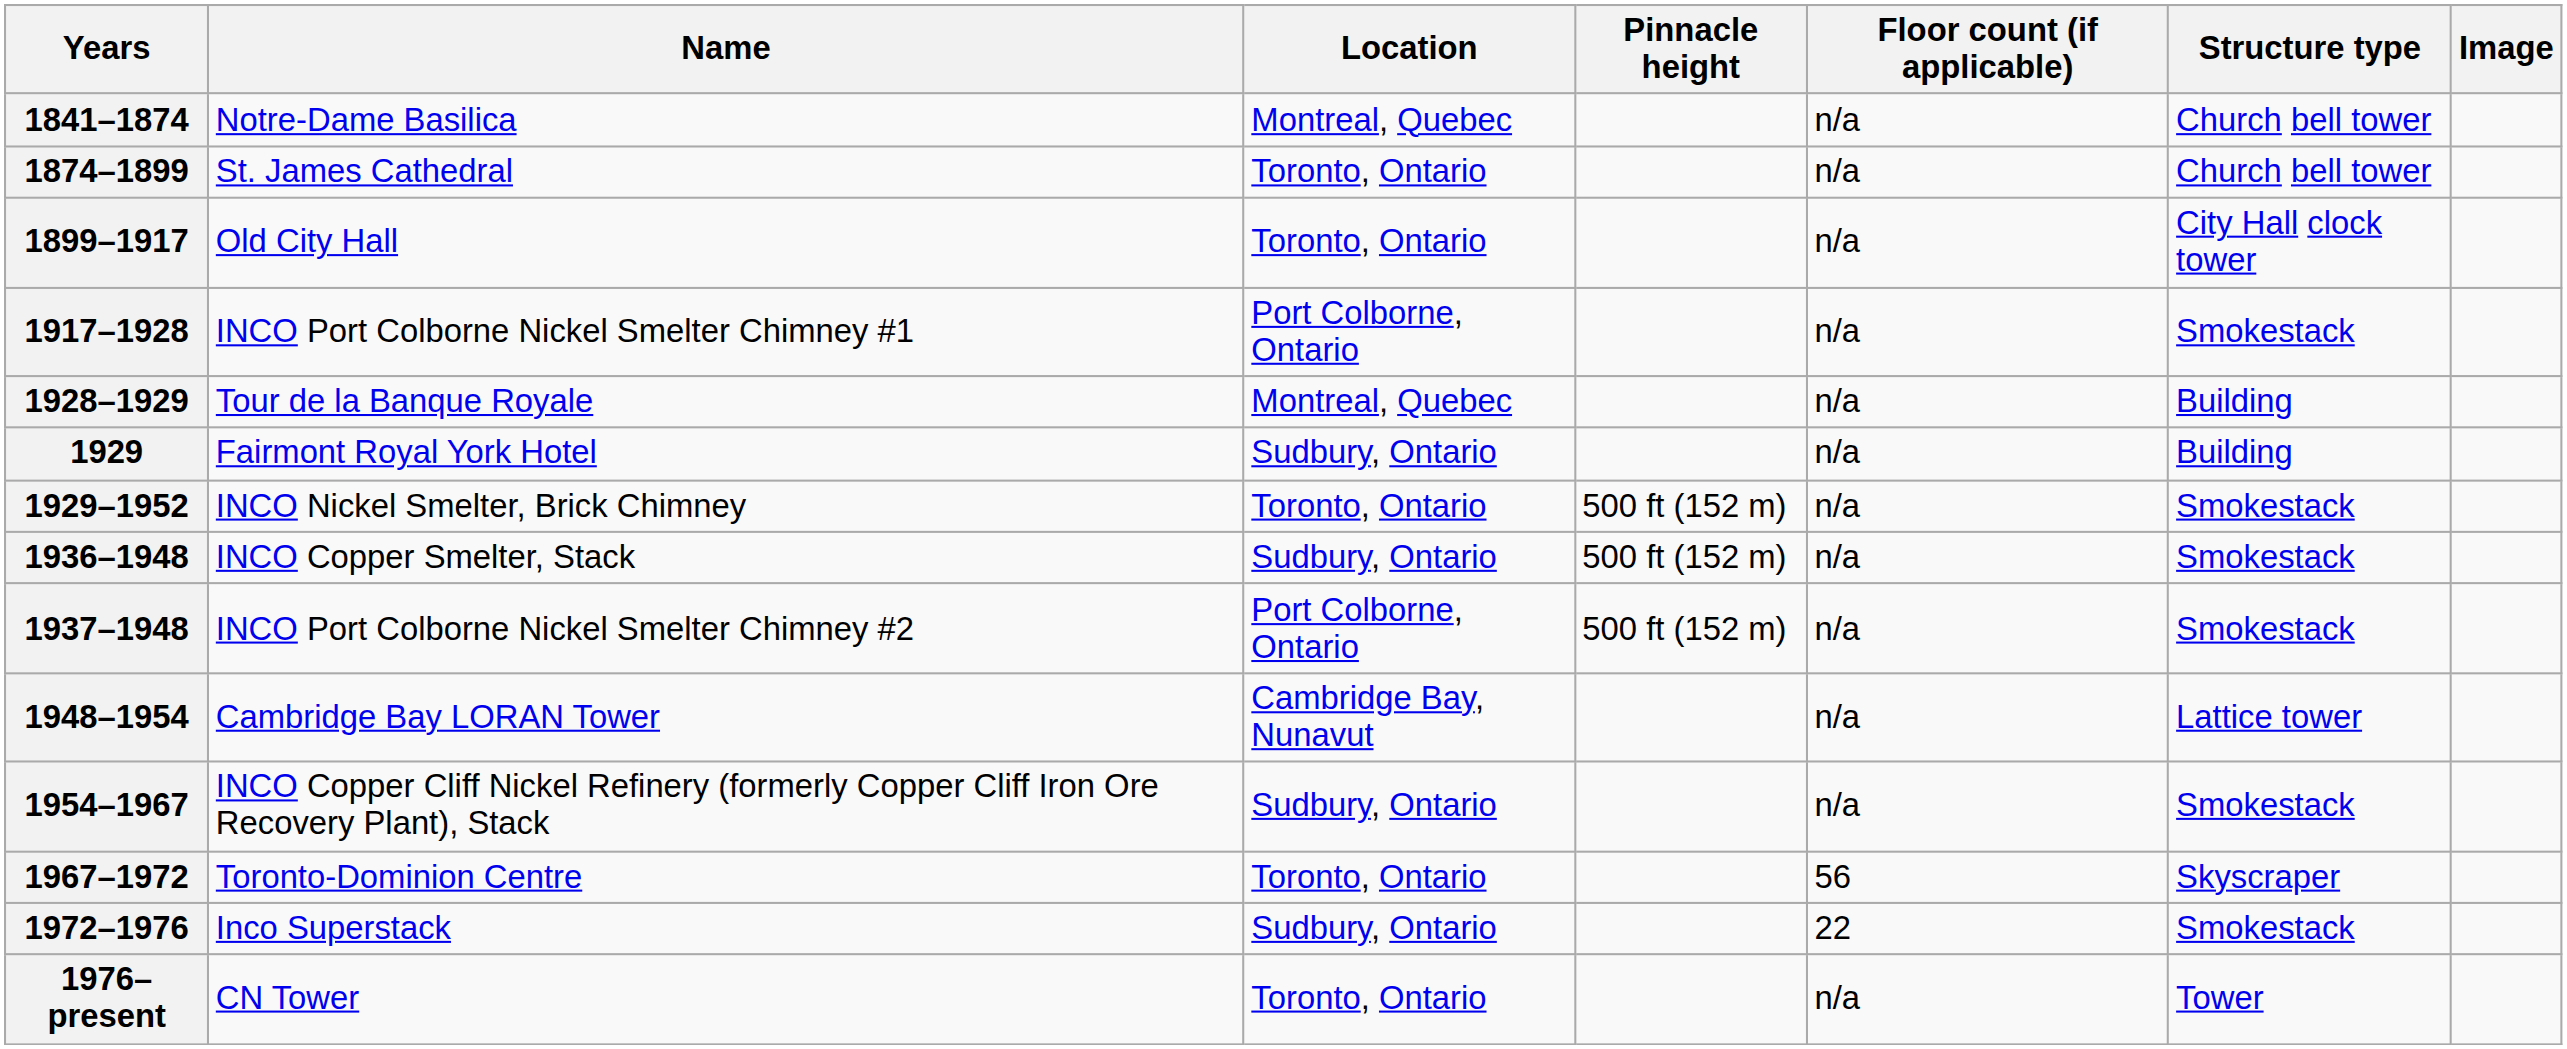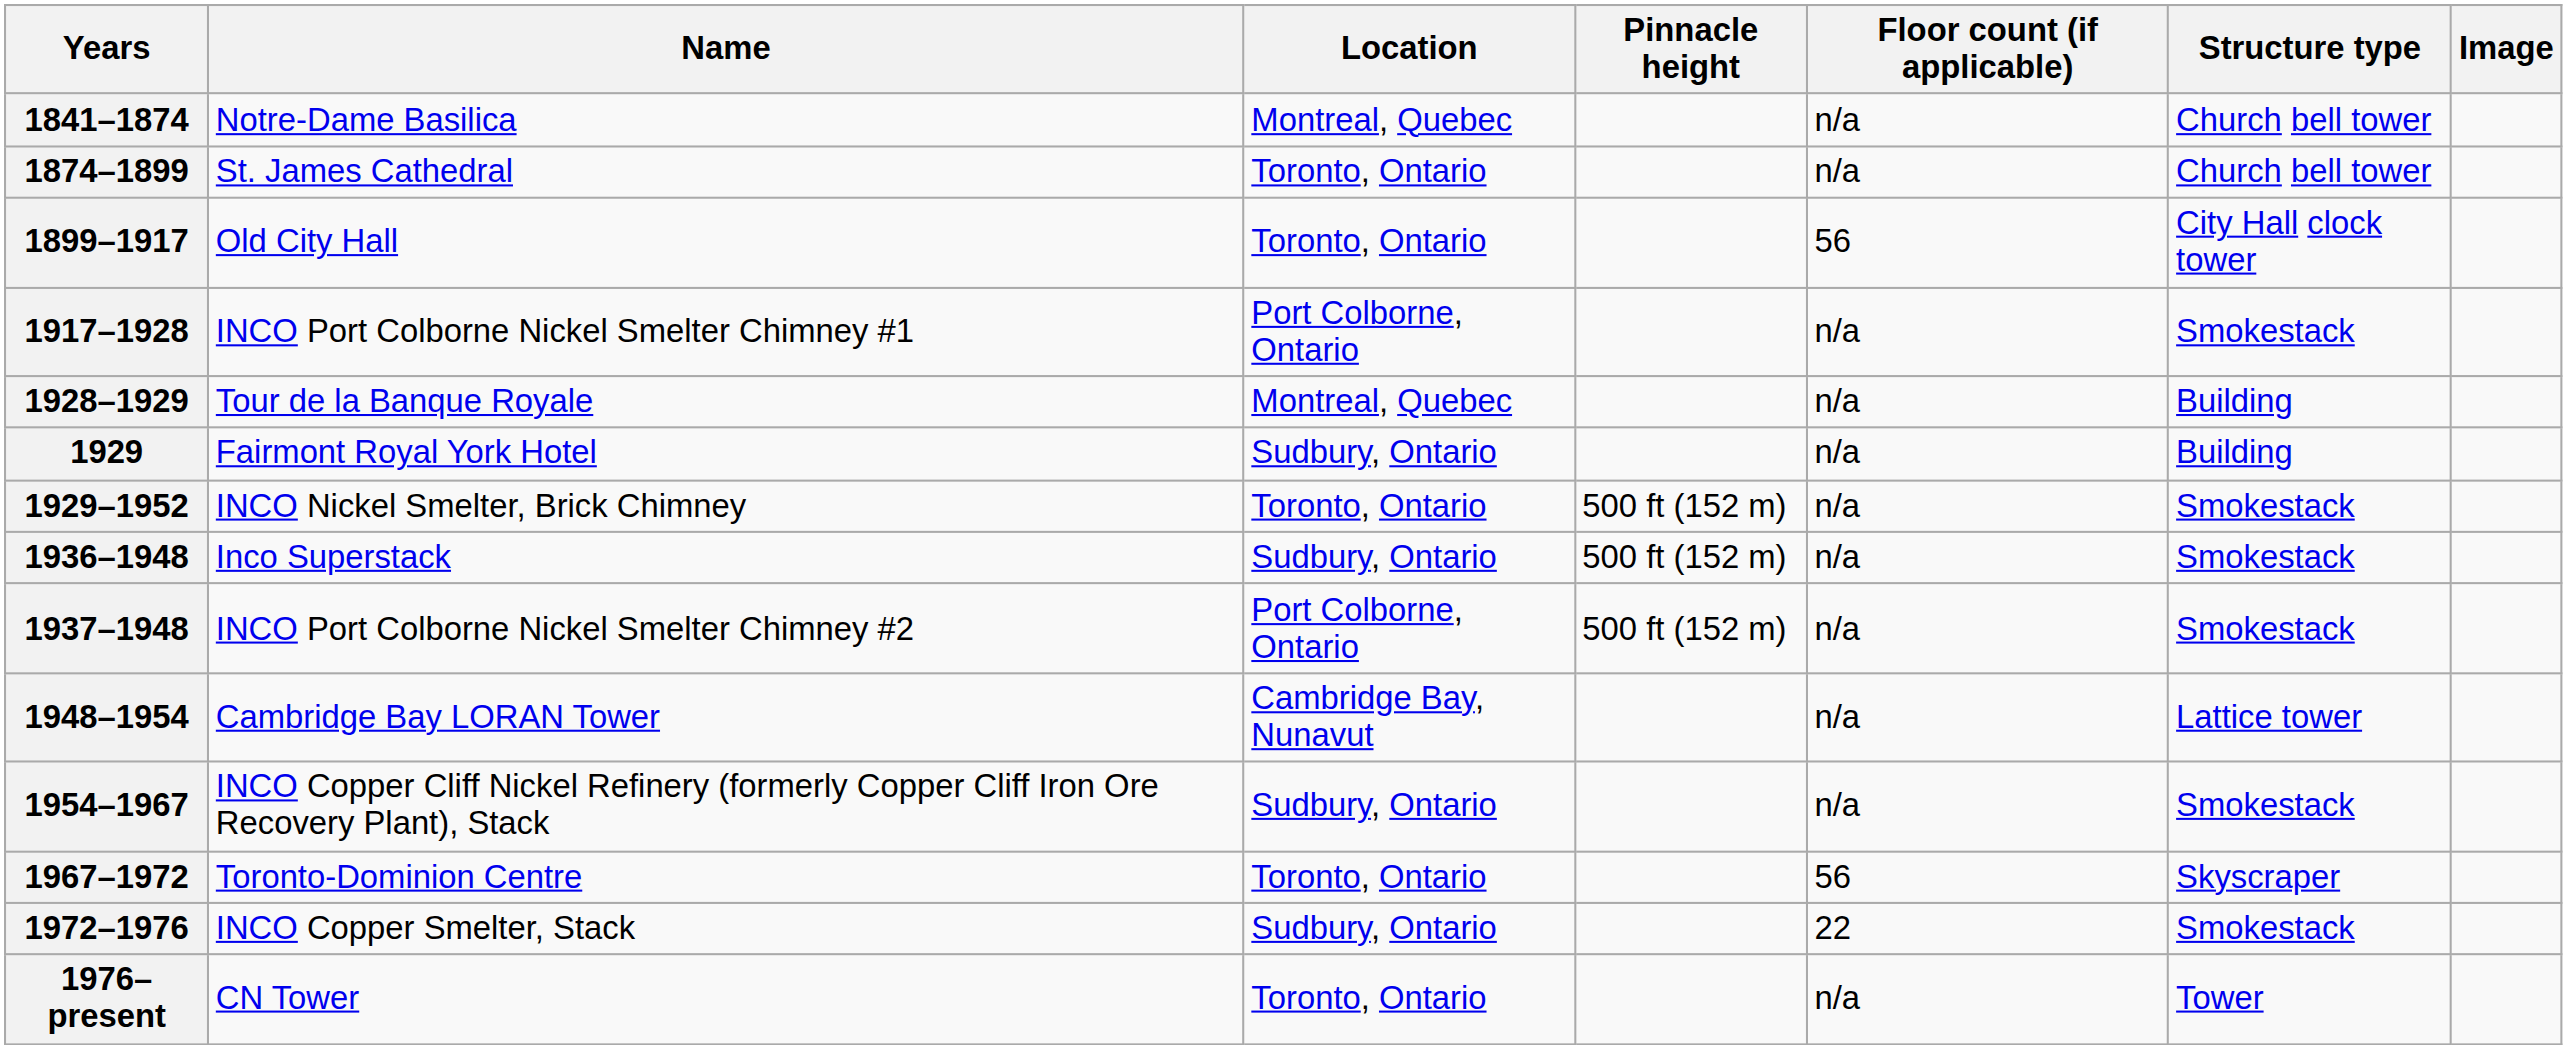(1837, 241) n/a -> (1833, 241) 56
(425, 557) INCO Copper Smelter, Stack -> (333, 557) Inco Superstack
(333, 928) Inco Superstack -> (425, 928) INCO Copper Smelter, Stack
